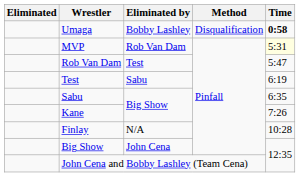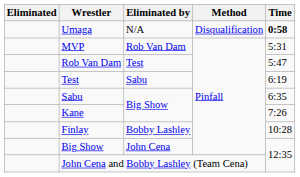(158, 29) Bobby Lashley -> (135, 29) N/A
(277, 46) lightyellow background -> (277, 46) no background
(135, 130) N/A -> (158, 130) Bobby Lashley
